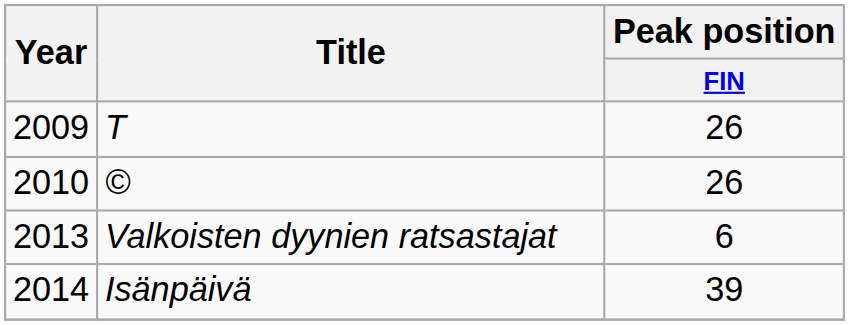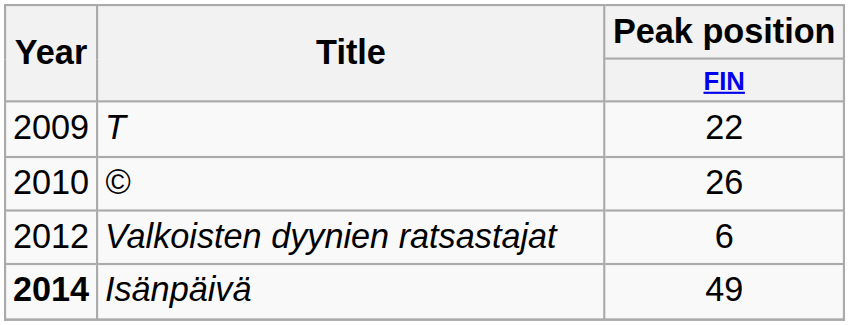(724, 128) 26 -> (724, 128) 22
(51, 236) 2013 -> (51, 236) 2012
(51, 291) normal -> (51, 291) bold
(724, 291) 39 -> (724, 291) 49
